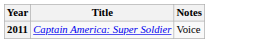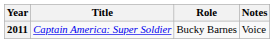+ column: (207, 13)
